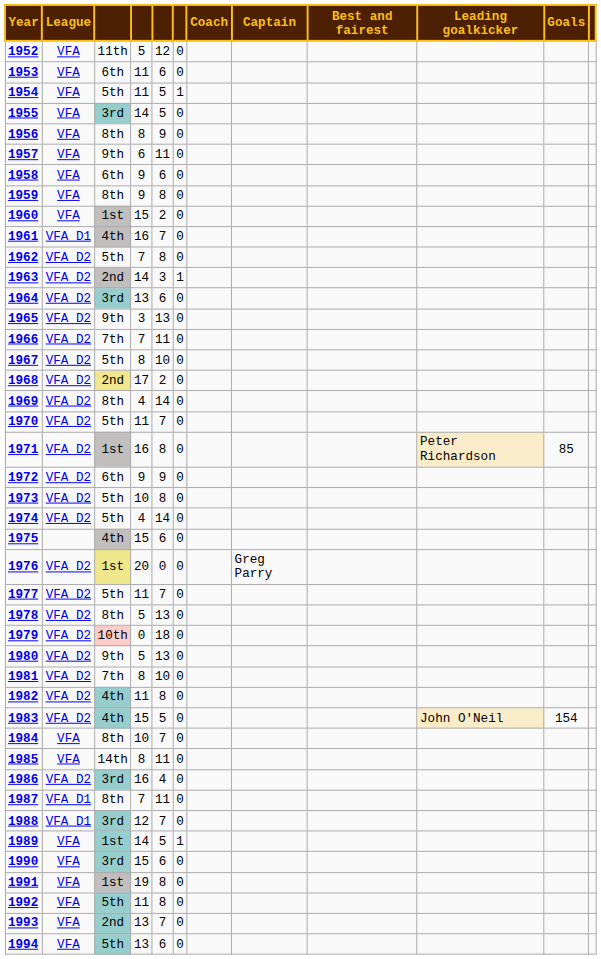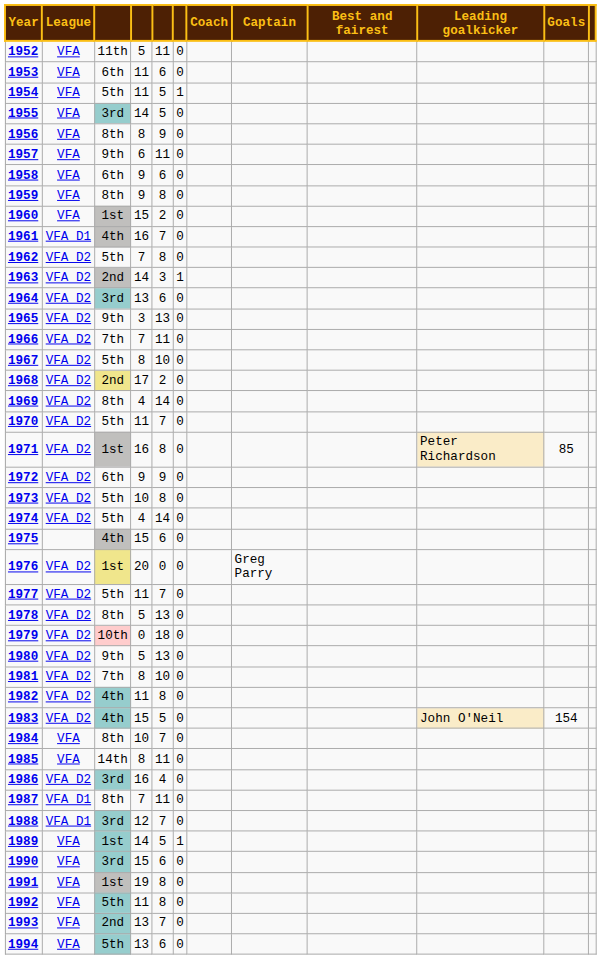(163, 52) 12 -> (163, 52) 11
